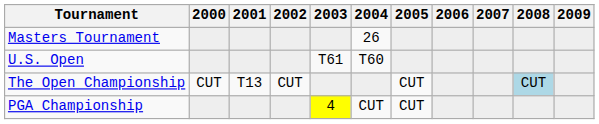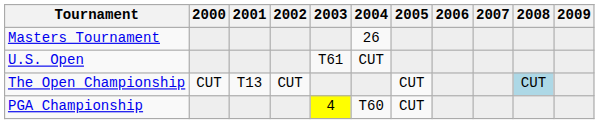(371, 62) T60 -> (371, 62) CUT
(371, 107) CUT -> (371, 107) T60
